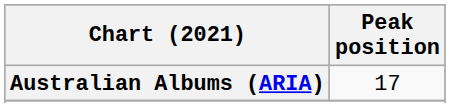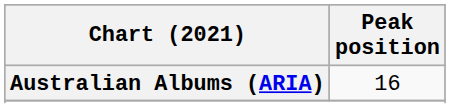(387, 83) 17 -> (387, 83) 16
